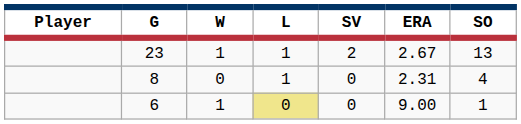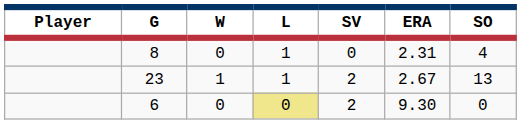rows swapped: (154, 54) <-> (154, 80)
(220, 106) 1 -> (220, 106) 0
(351, 106) 0 -> (351, 106) 2
(417, 106) 9.00 -> (417, 106) 9.30
(483, 106) 1 -> (483, 106) 0
